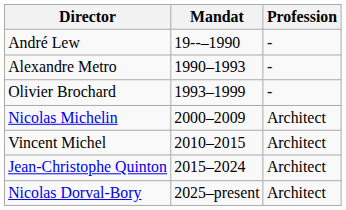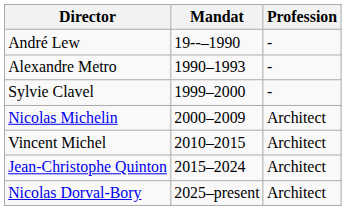- row: (62, 92)
+ row: (51, 92)
